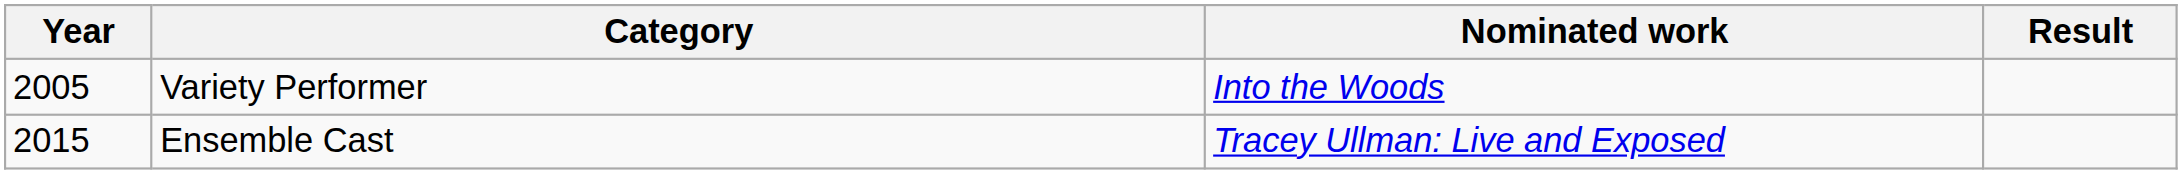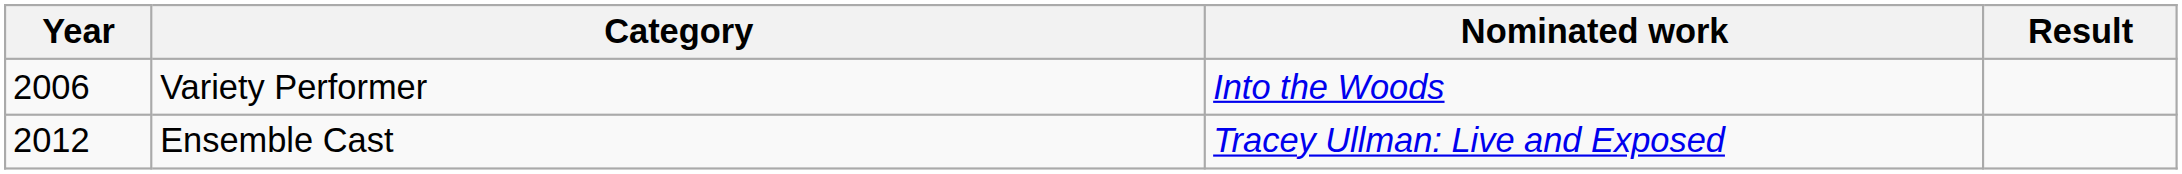(51, 86) 2005 -> (51, 86) 2006
(51, 140) 2015 -> (51, 140) 2012
